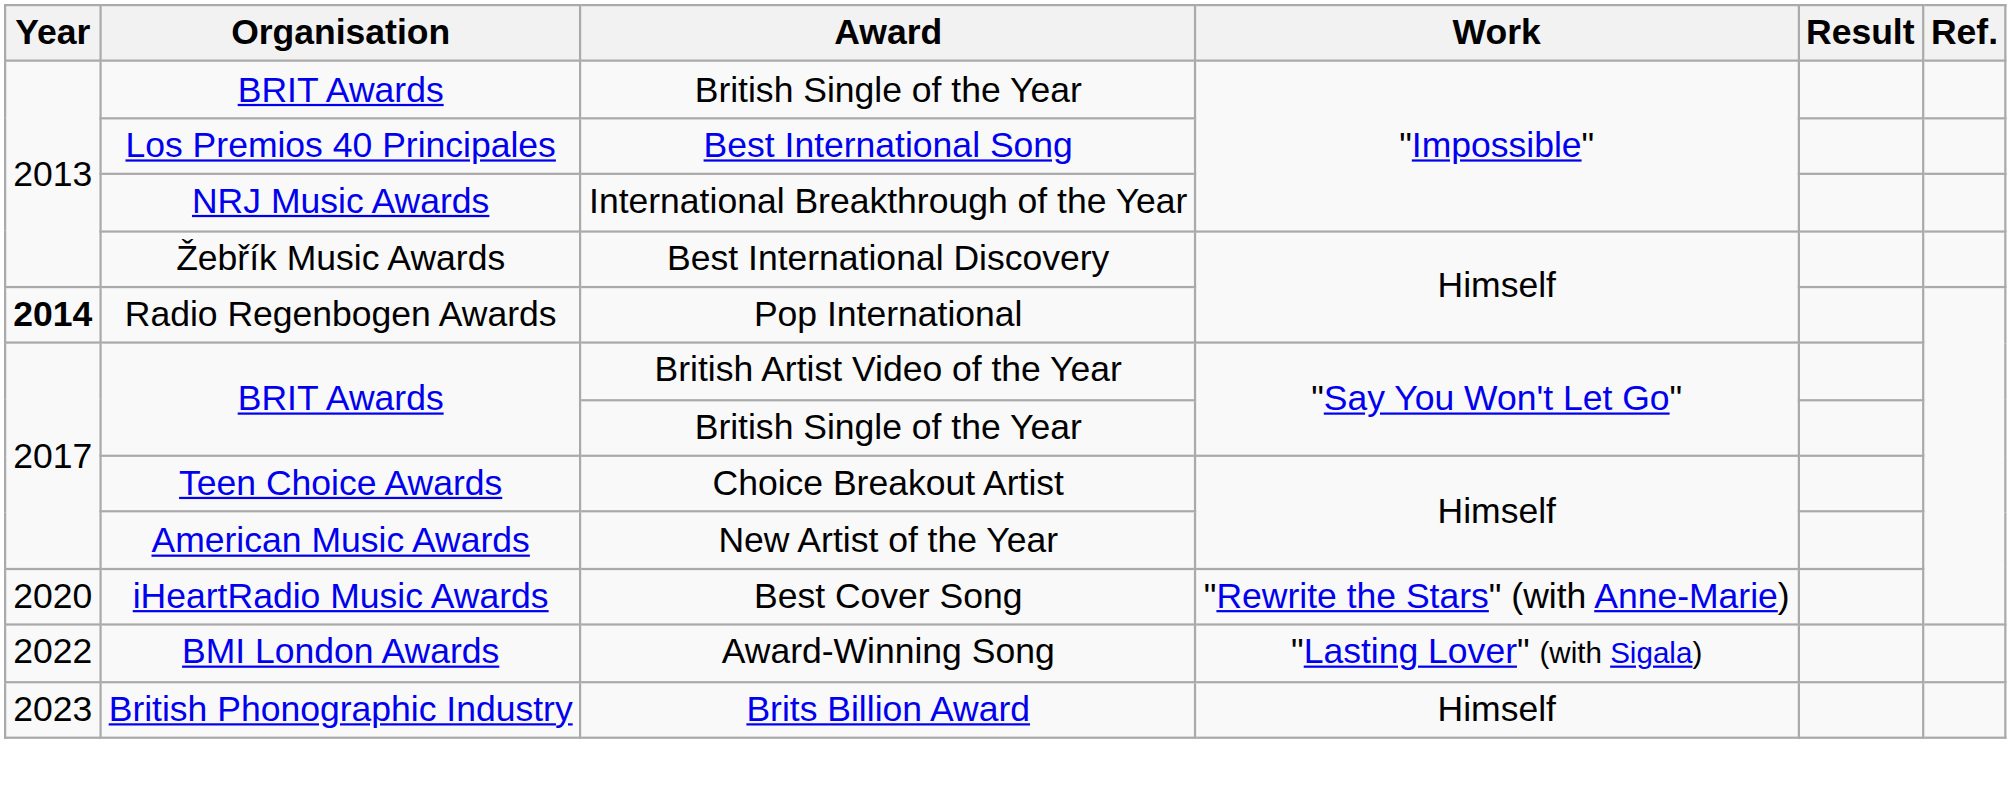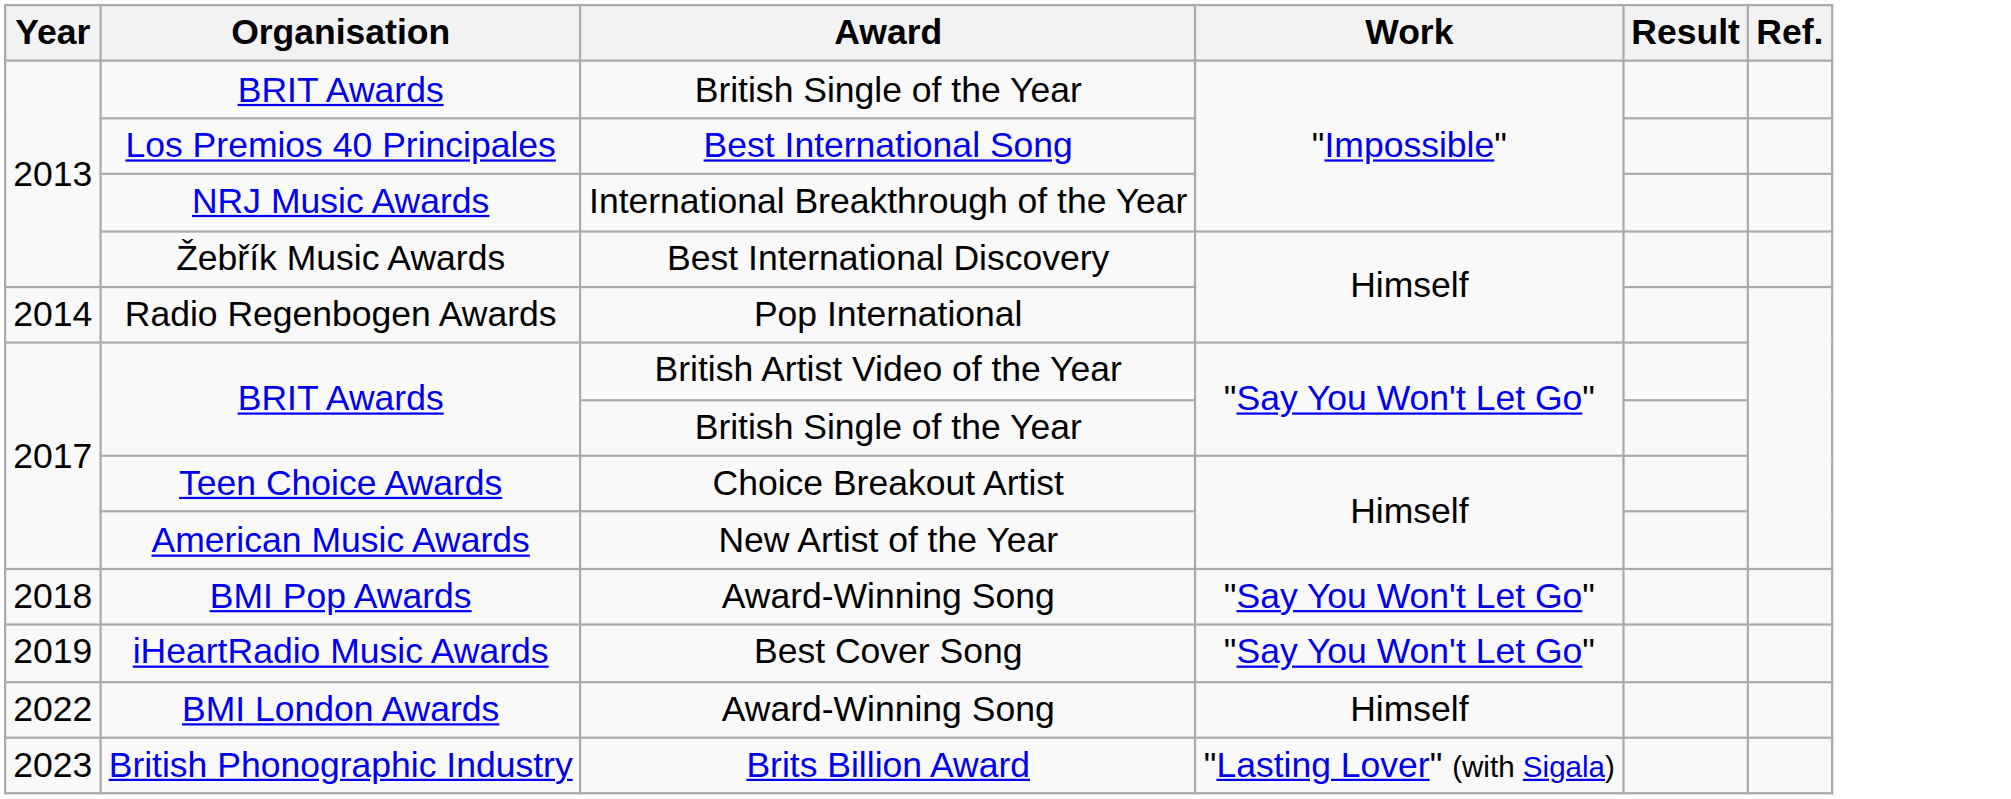(53, 314) bold -> (53, 314) normal
+ row: (341, 595)
(53, 595) 2020 -> (53, 652) 2019
(1497, 595) "Rewrite the Stars" (with Anne-Marie) -> (1409, 652) "Say You Won't Let Go"
(1497, 652) "Lasting Lover" (with Sigala) -> (1409, 708) Himself
(1497, 708) Himself -> (1409, 764) "Lasting Lover" (with Sigala)
